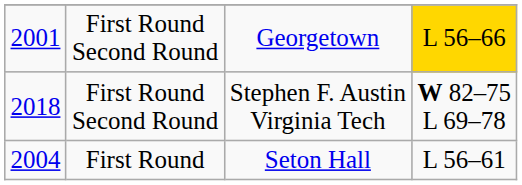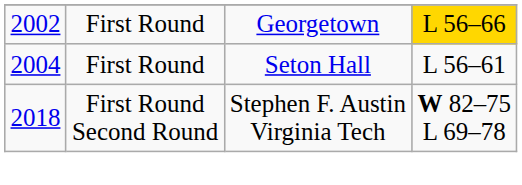(35, 38) 2001 -> (35, 24) 2002
(145, 38) First Round Second Round -> (145, 24) First Round
rows swapped: (318, 159) <-> (318, 105)
